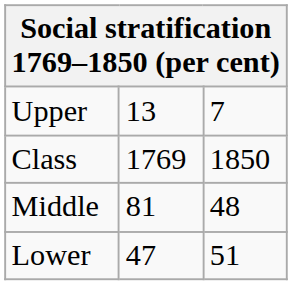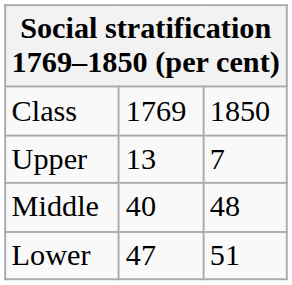rows swapped: (44, 158) <-> (49, 110)
(141, 206) 81 -> (141, 206) 40
